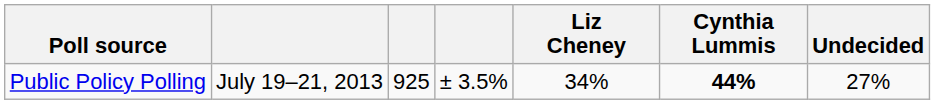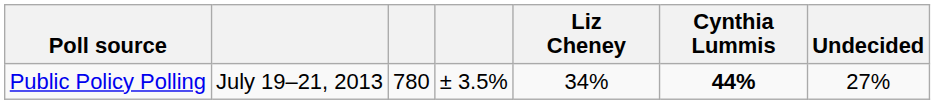(411, 81) 925 -> (411, 81) 780
